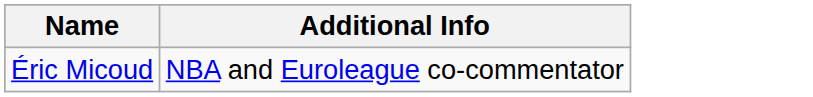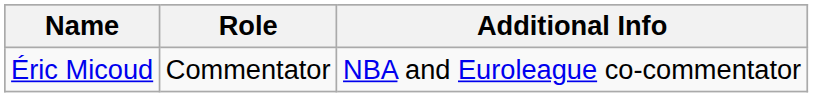+ column: (248, 26)
